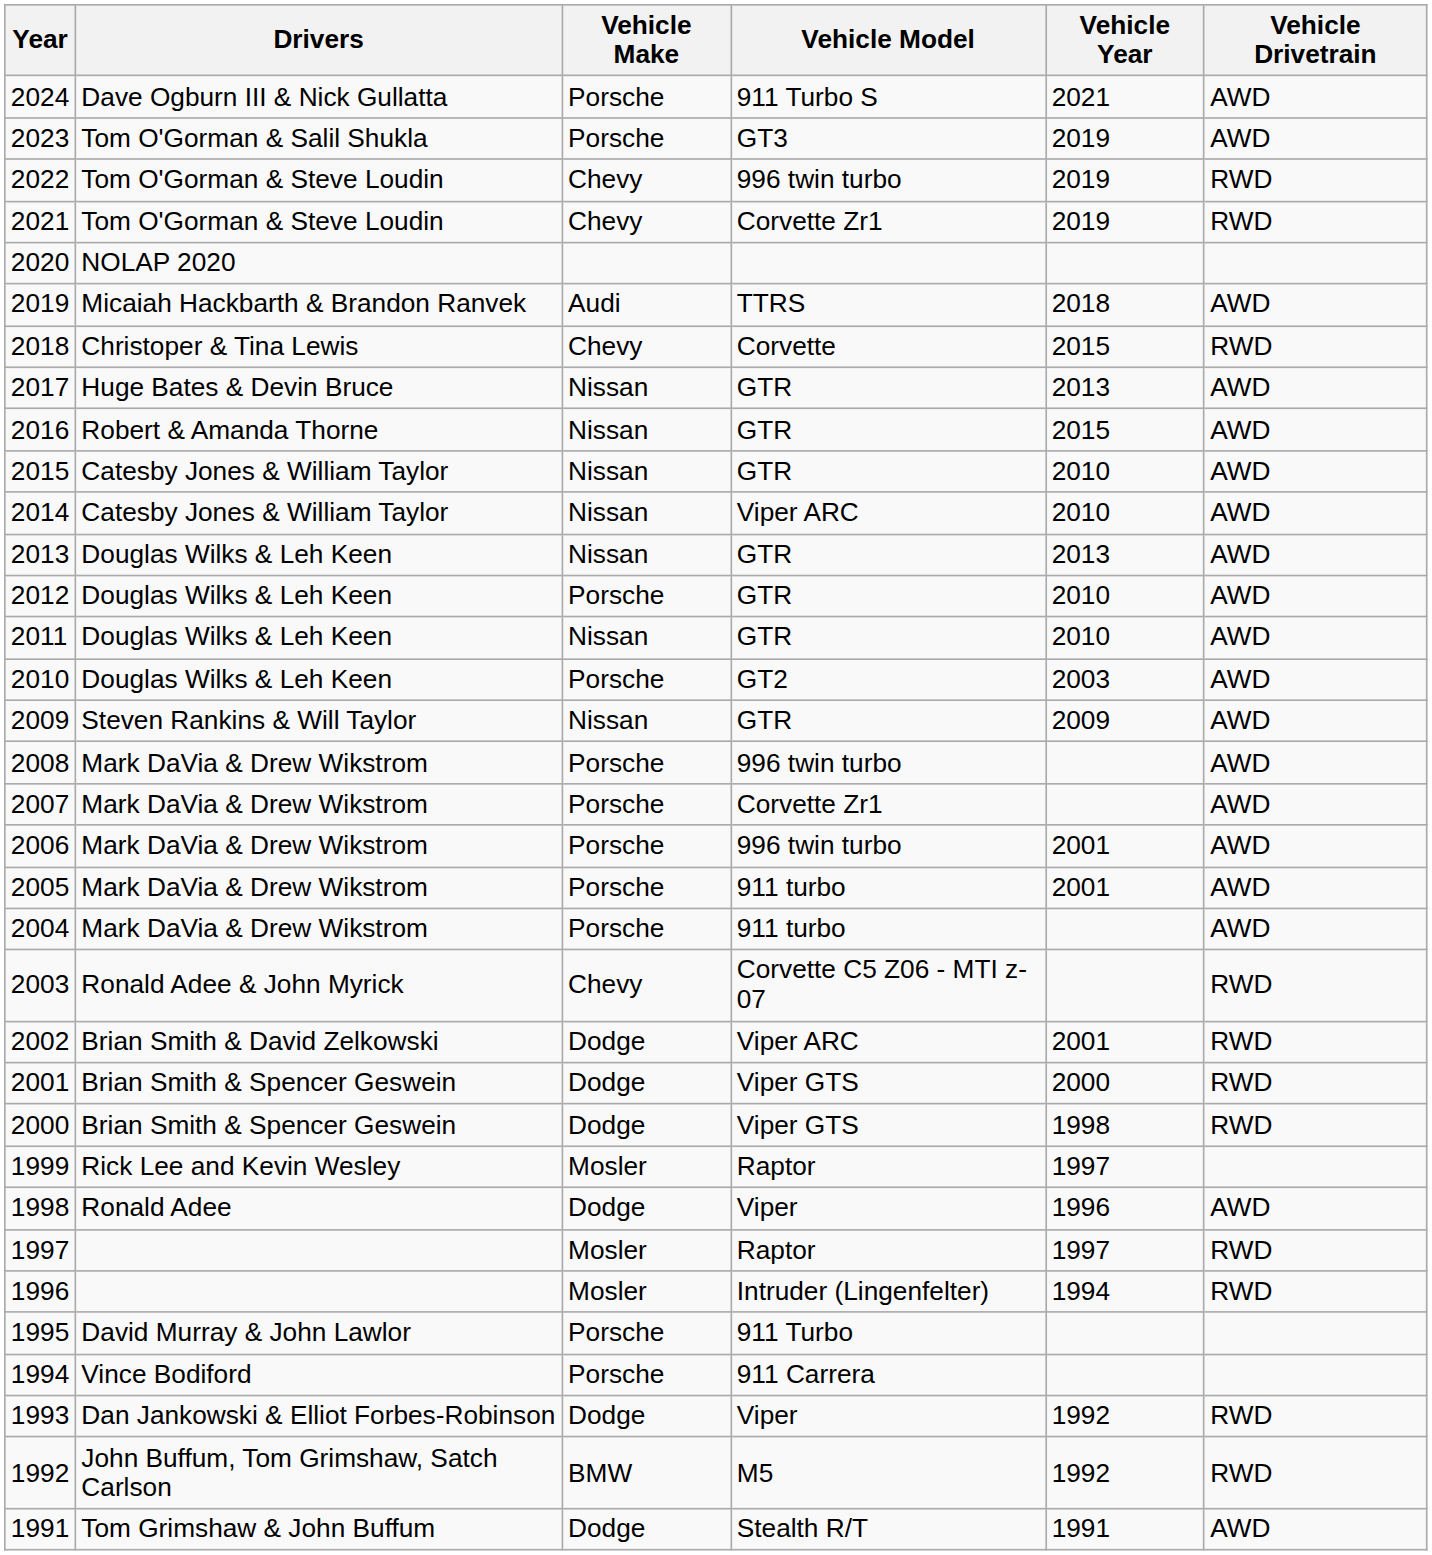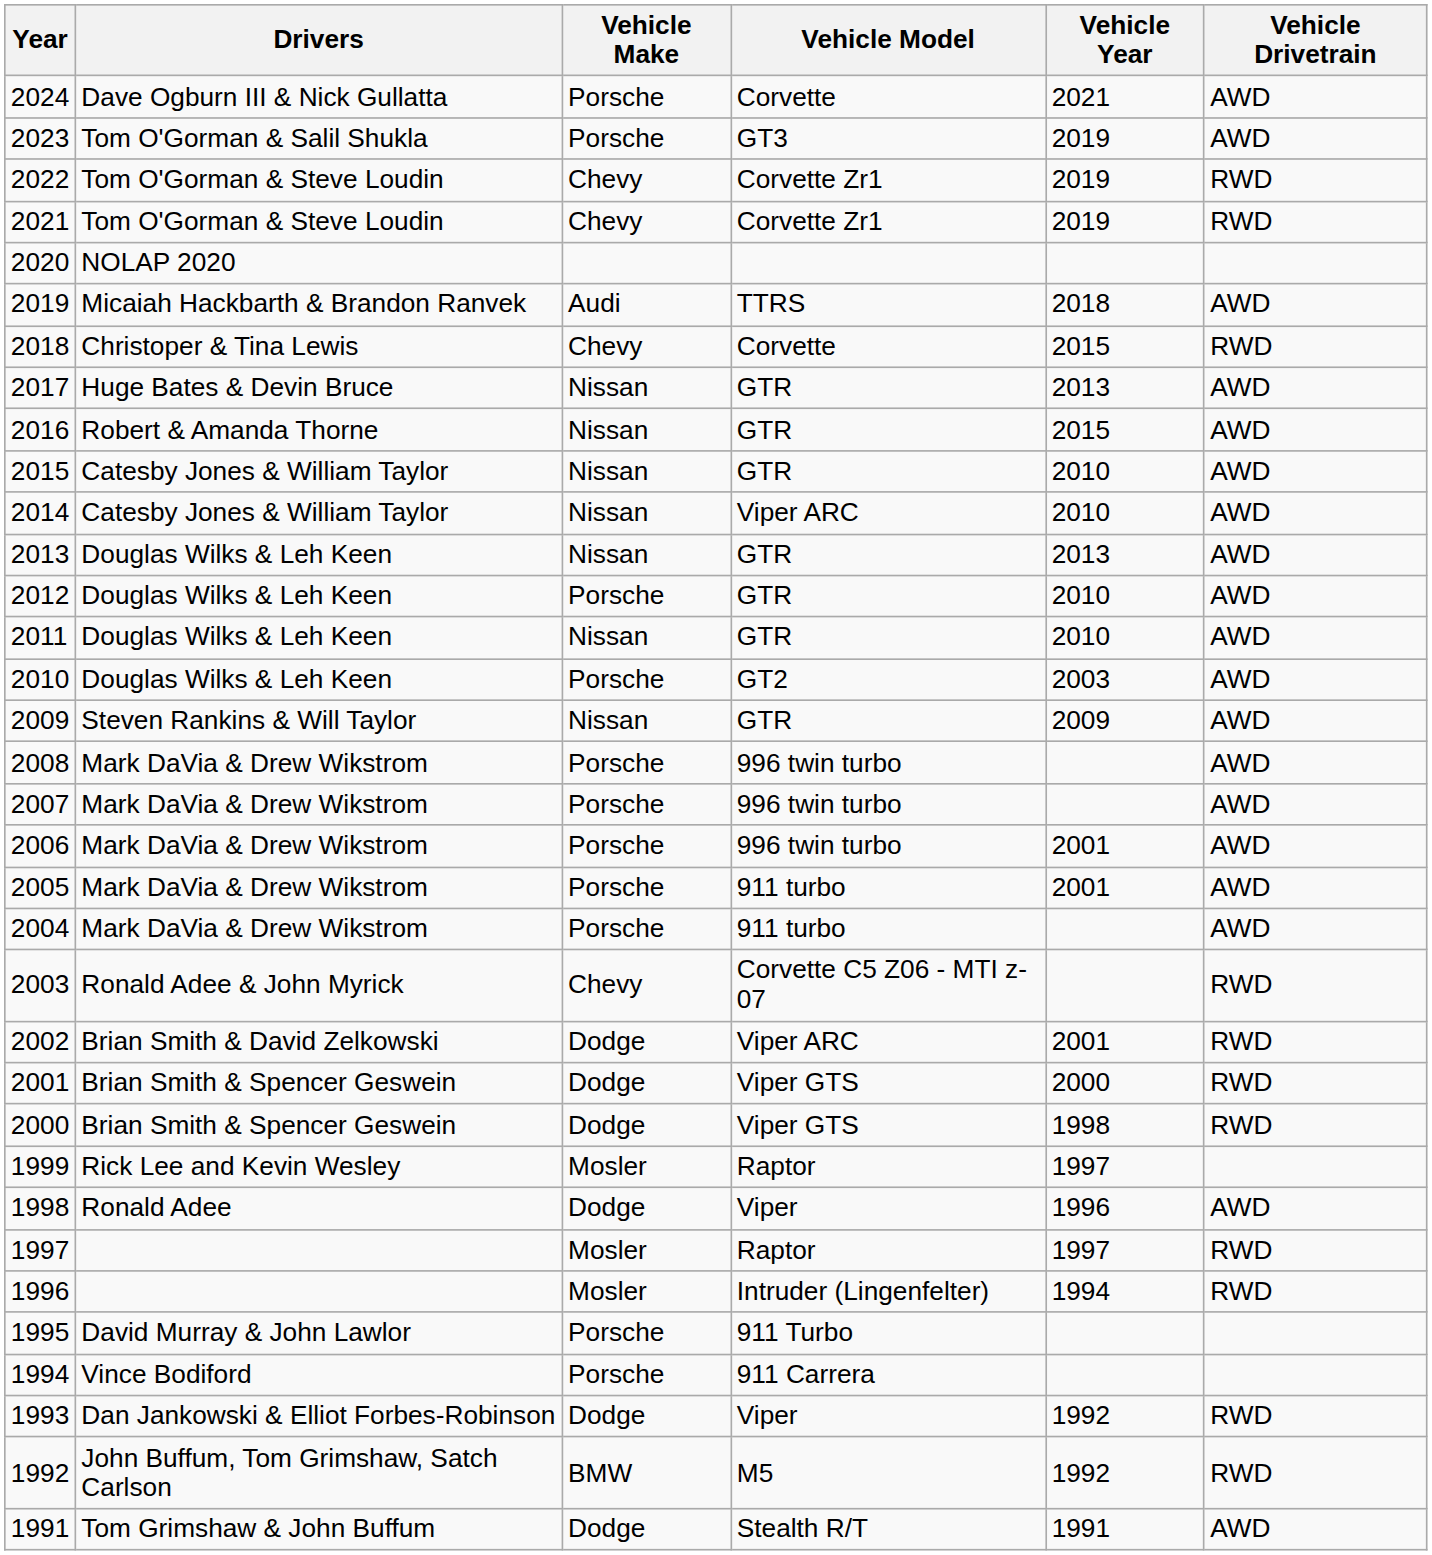(807, 96) 911 Turbo S -> (786, 96) Corvette
(819, 179) 996 twin turbo -> (810, 179) Corvette Zr1
(810, 803) Corvette Zr1 -> (819, 803) 996 twin turbo
